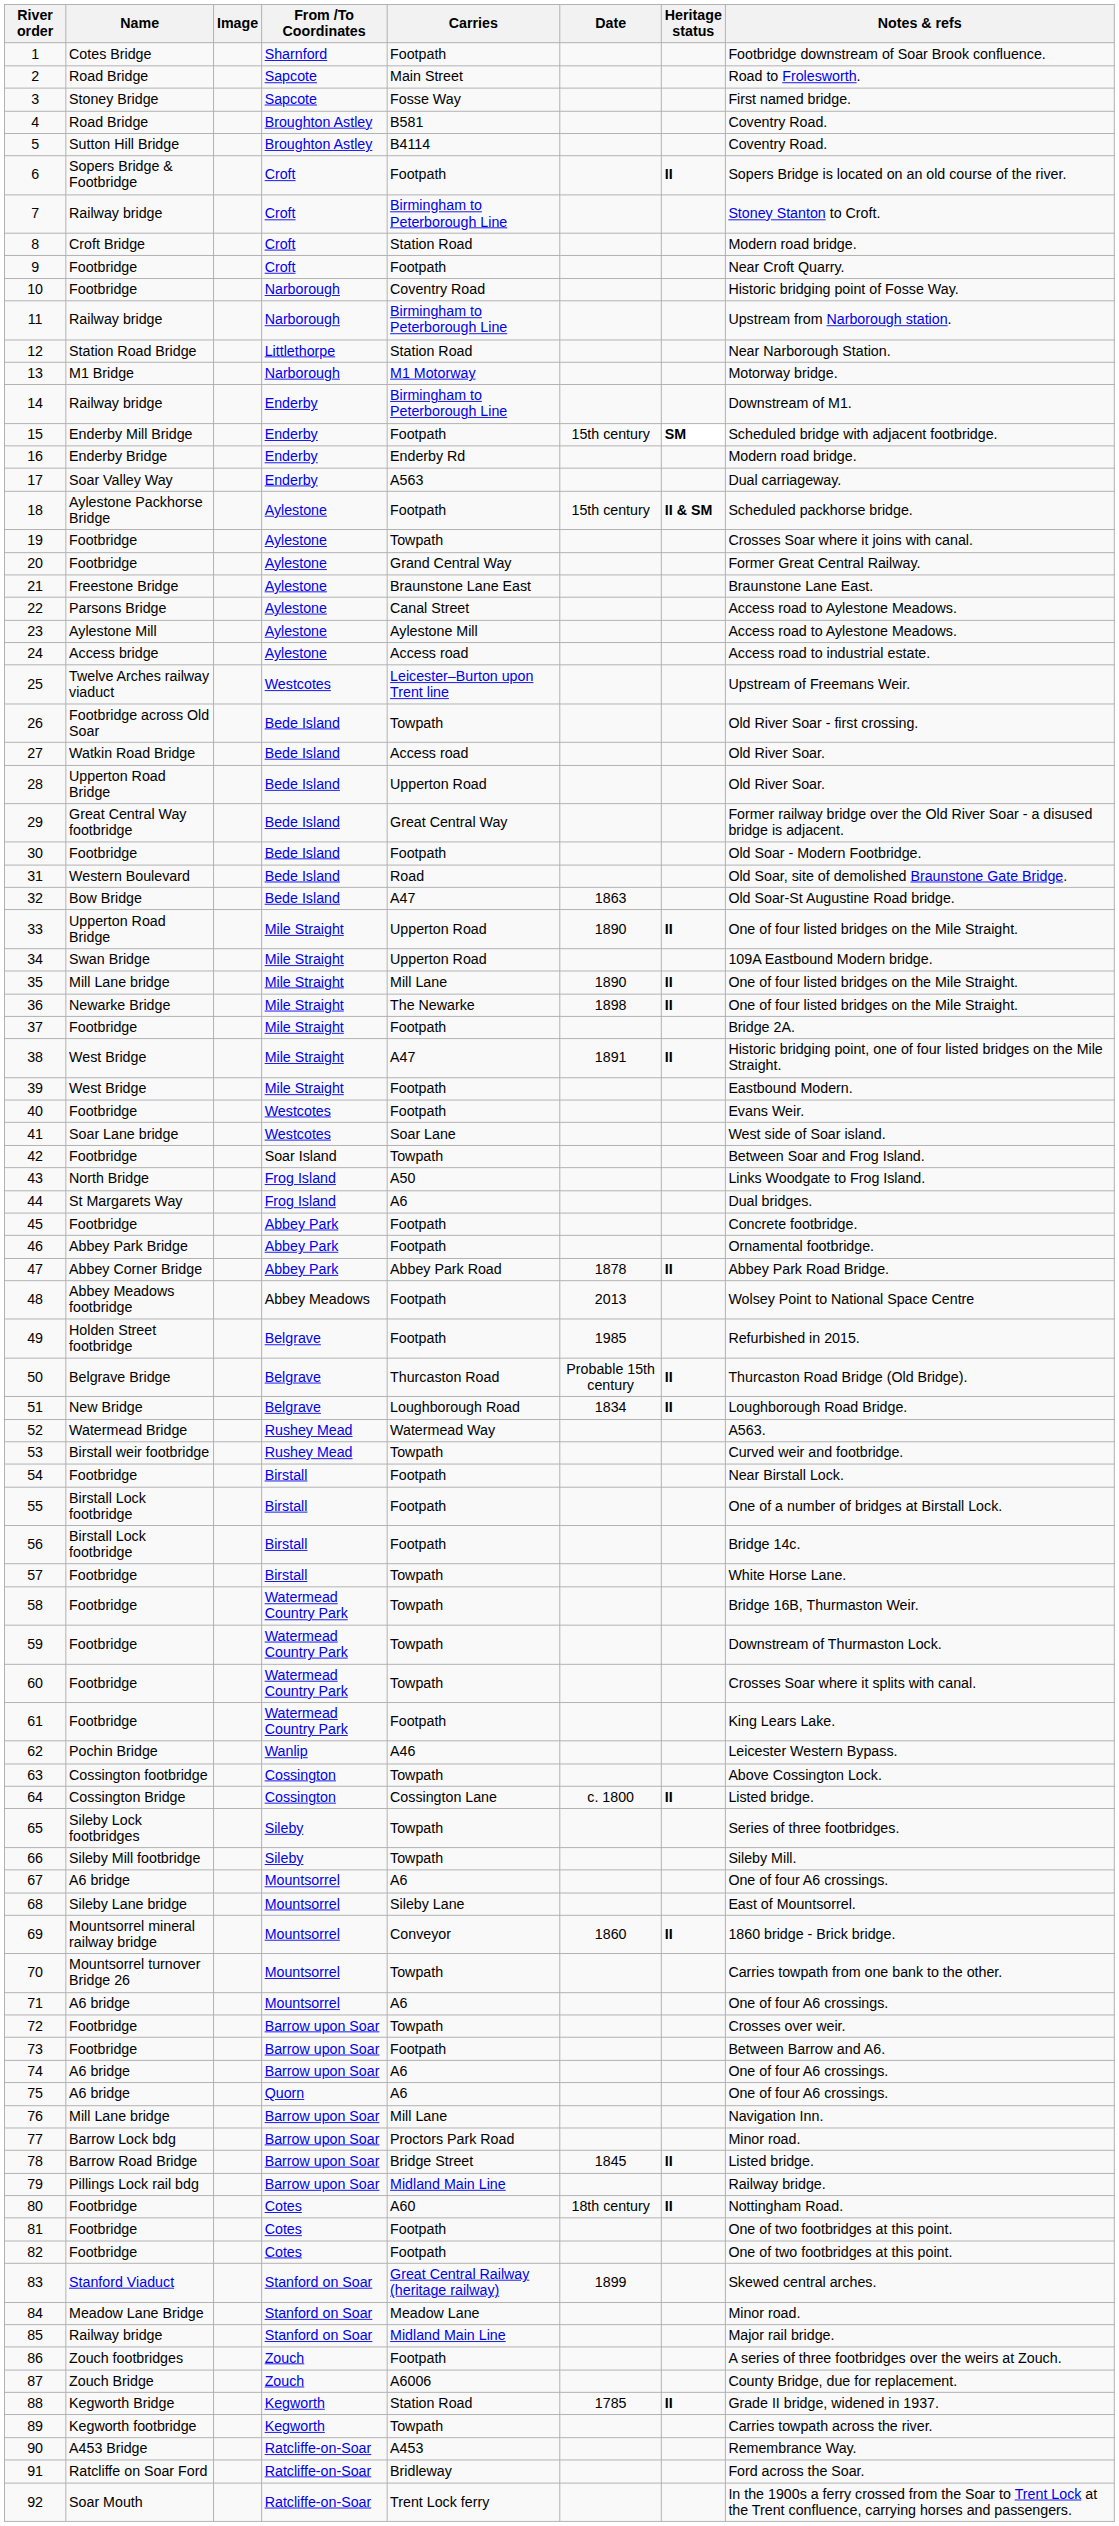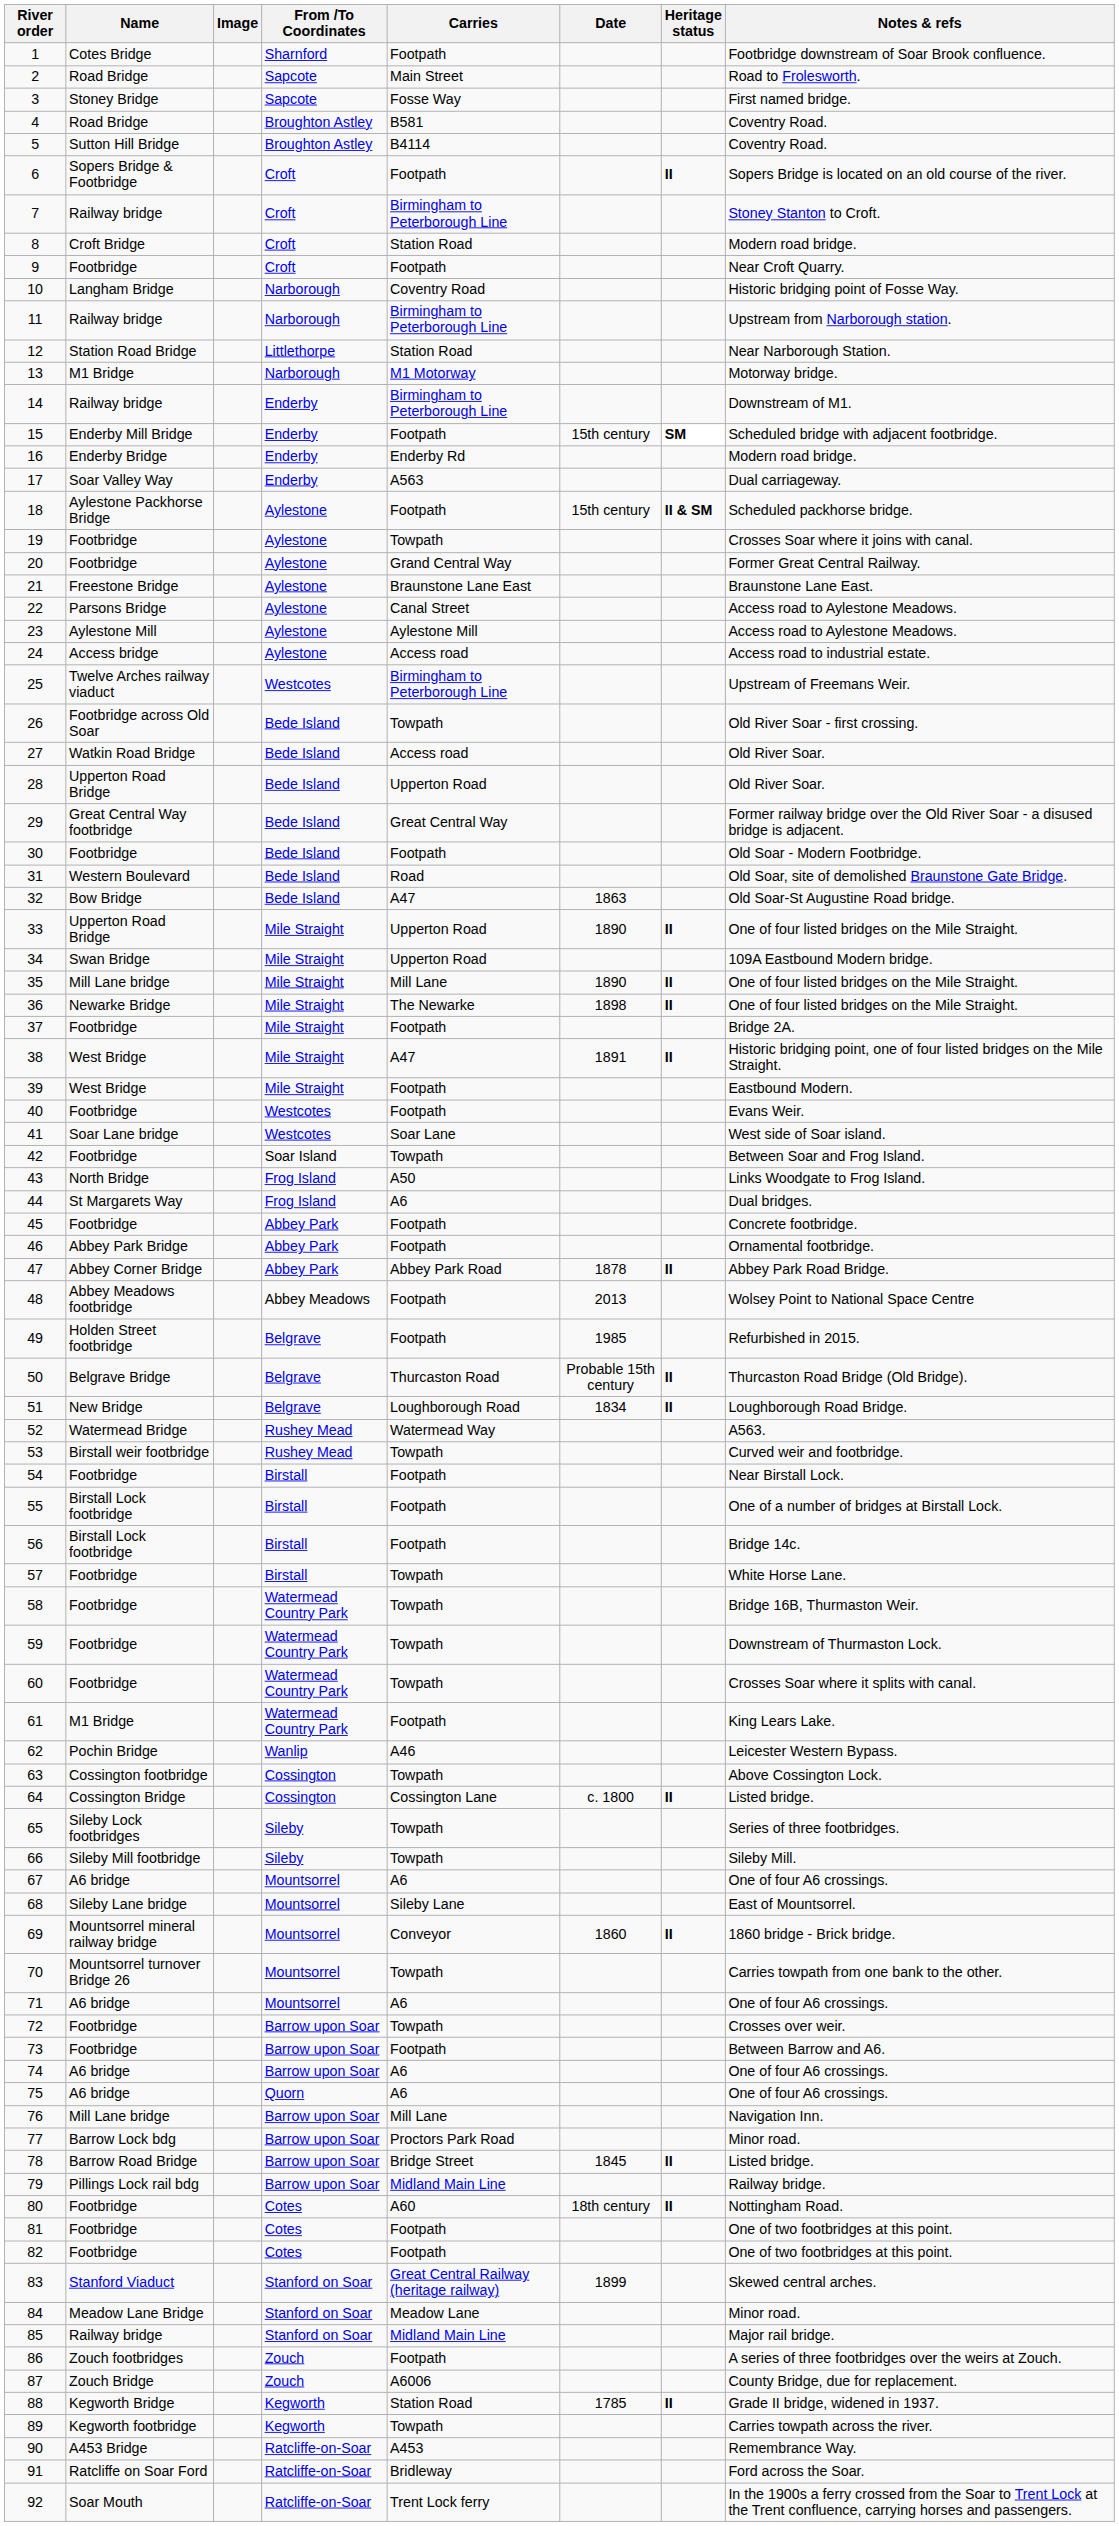(103, 289) Footbridge -> (121, 289) Langham Bridge
(462, 684) Leicester–Burton upon Trent line -> (449, 684) Birmingham to Peterborough Line
(103, 1721) Footbridge -> (102, 1721) M1 Bridge
